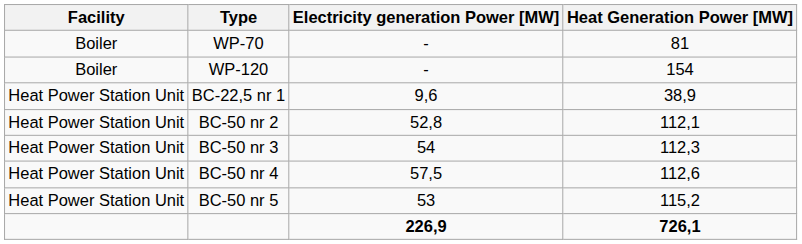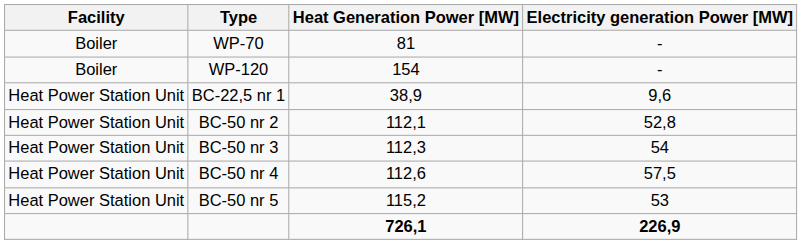columns swapped: (680, 17) <-> (426, 17)
